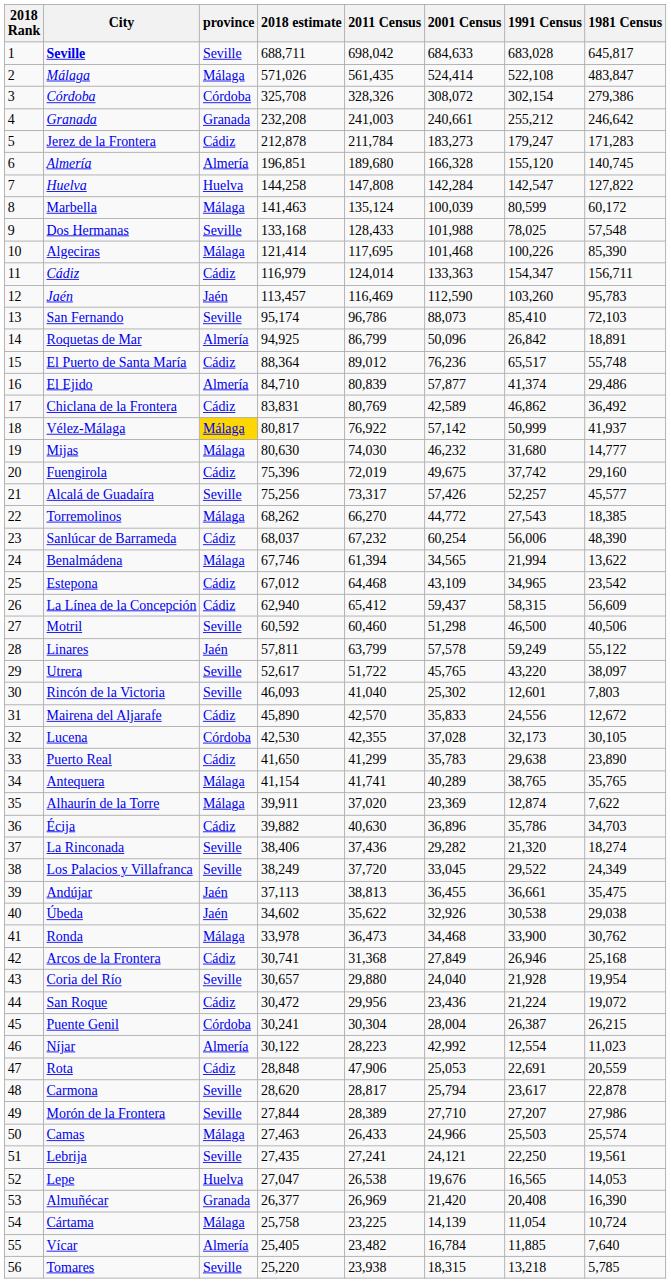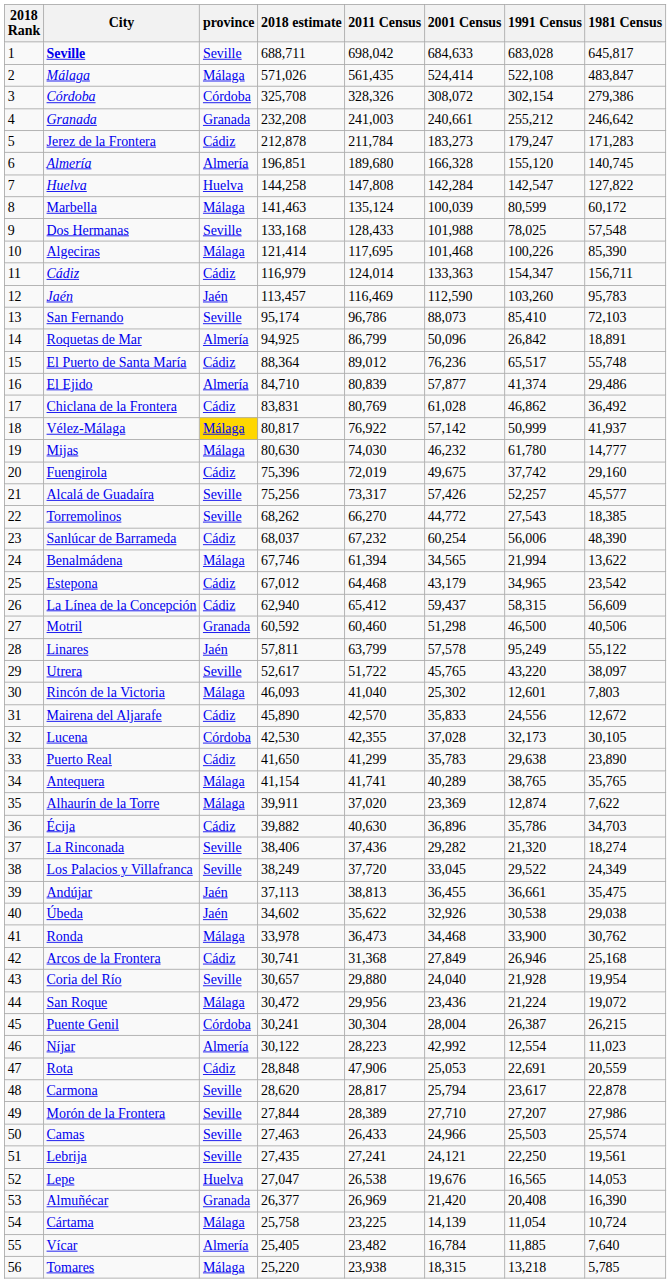(447, 406) 42,589 -> (447, 406) 61,028
(527, 450) 31,680 -> (527, 450) 61,780
(224, 516) Málaga -> (222, 516) Seville
(447, 583) 43,109 -> (447, 583) 43,179
(222, 627) Seville -> (227, 627) Granada
(527, 649) 59,249 -> (527, 649) 95,249
(222, 693) Seville -> (224, 693) Málaga
(219, 1002) Cádiz -> (224, 1002) Málaga
(224, 1135) Málaga -> (222, 1135) Seville
(222, 1267) Seville -> (224, 1267) Málaga
